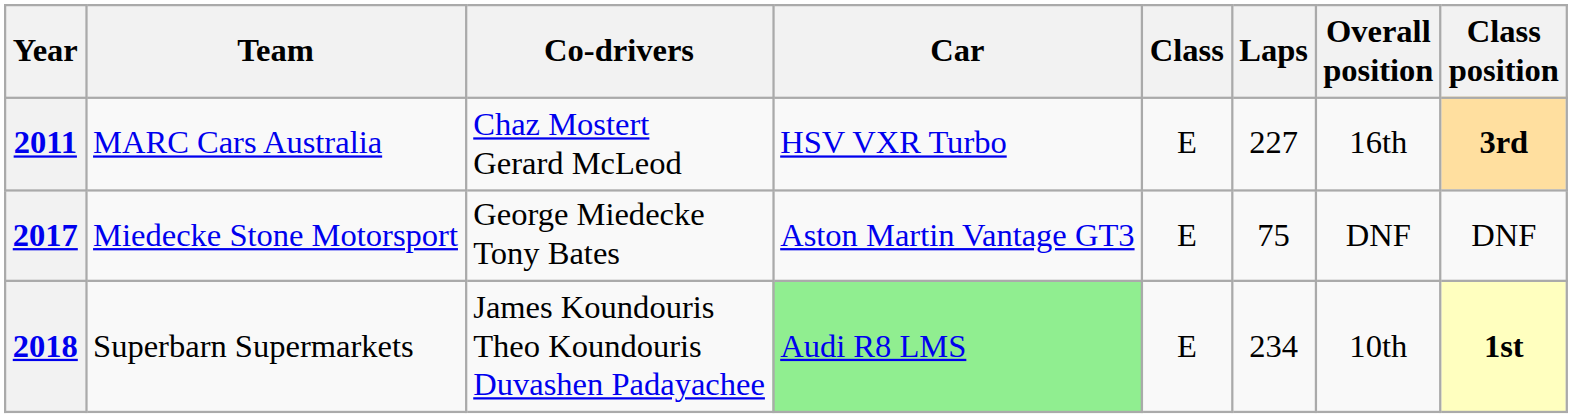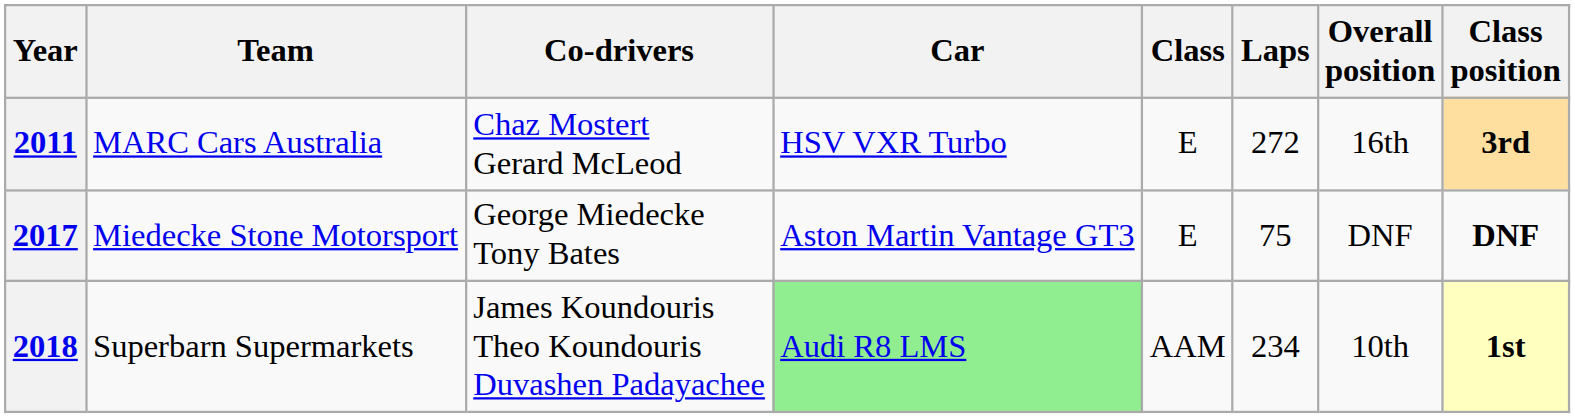(1274, 143) 227 -> (1275, 143) 272
(1504, 235) normal -> (1506, 235) bold
(1187, 346) E -> (1188, 346) AAM
